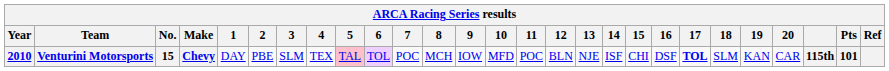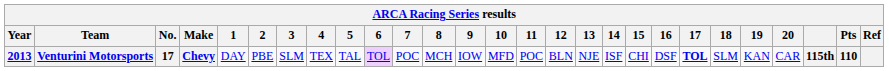(19, 56) 2010 -> (19, 56) 2013
(168, 56) 15 -> (168, 56) 17
(350, 56) pink background -> (350, 56) no background
(849, 56) 101 -> (849, 56) 110
